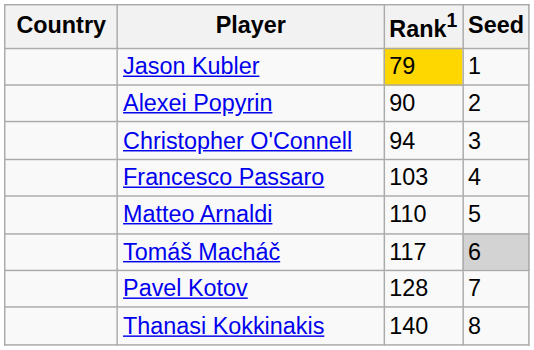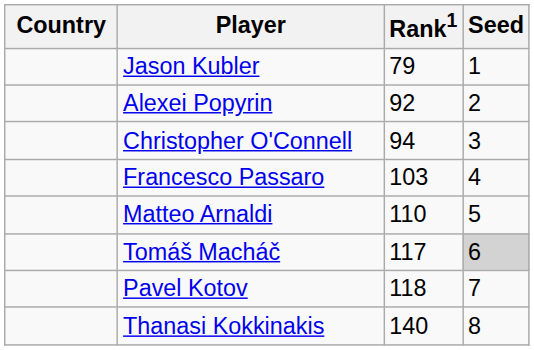(402, 66) gold background -> (402, 66) no background
(402, 103) 90 -> (402, 103) 92
(409, 288) 128 -> (408, 288) 118
